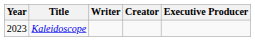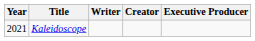(17, 28) 2023 -> (17, 28) 2021
